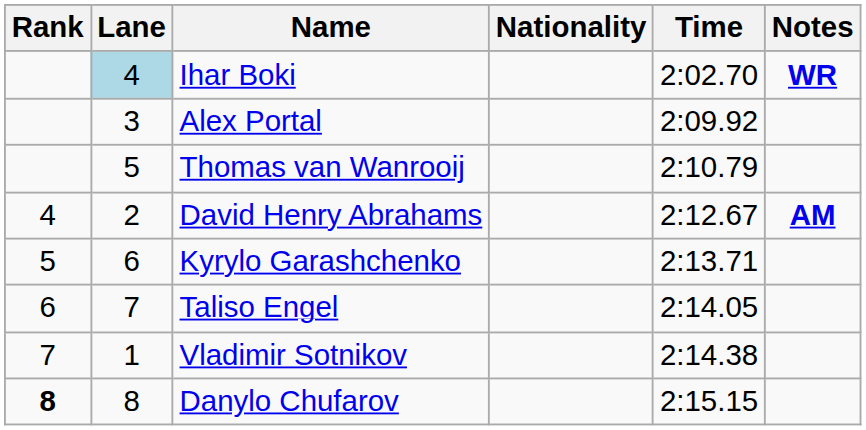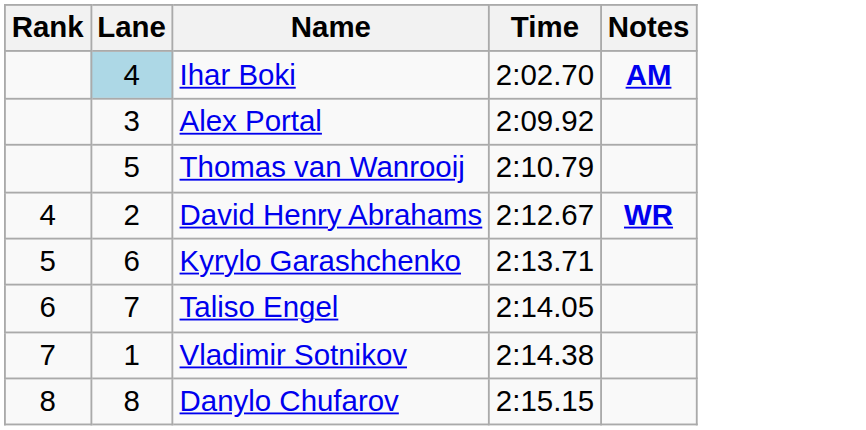- column: (571, 27)
(813, 74) WR -> (649, 74) AM
(813, 214) AM -> (649, 214) WR
(48, 401) bold -> (48, 401) normal
